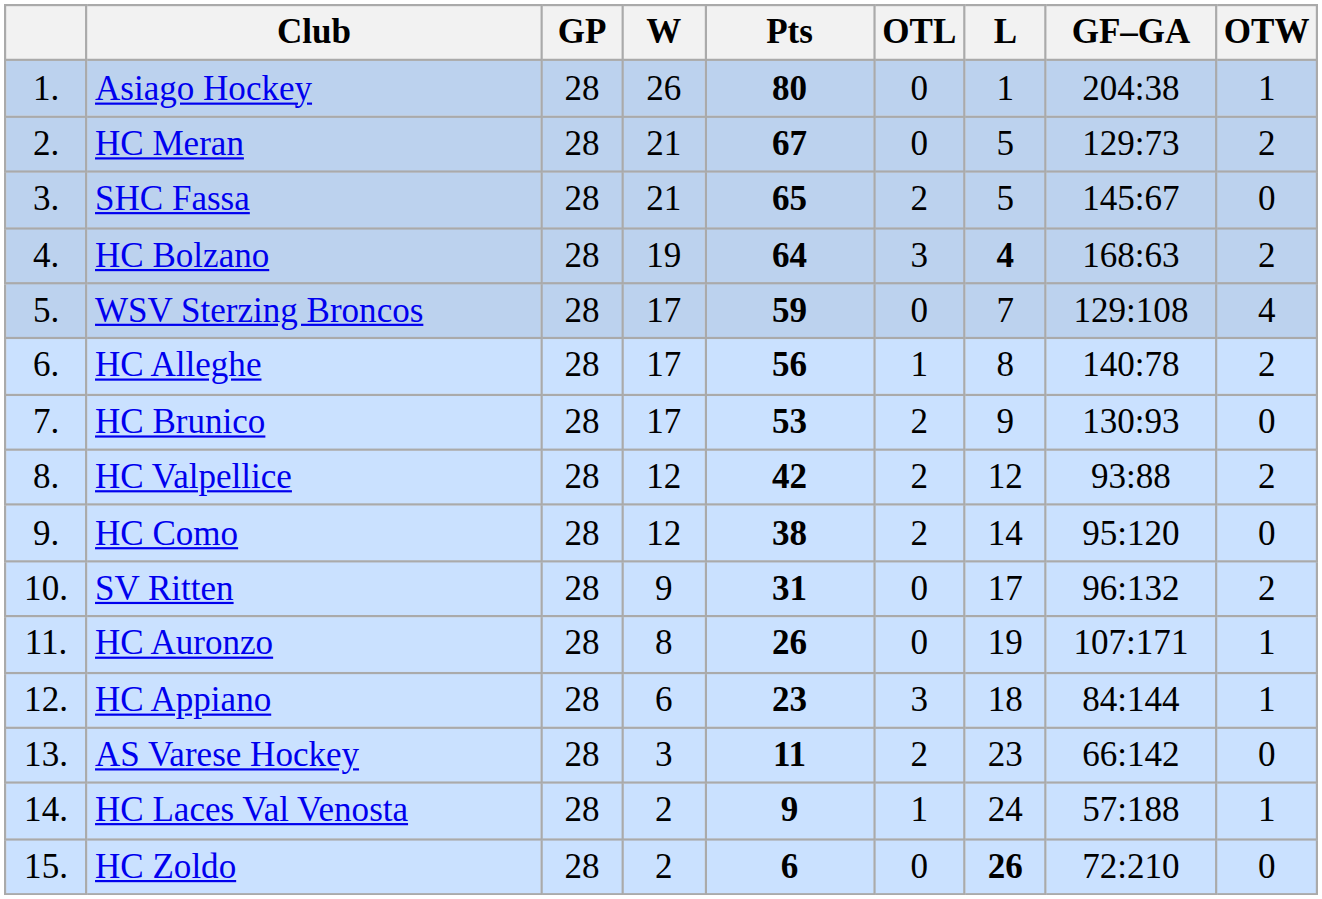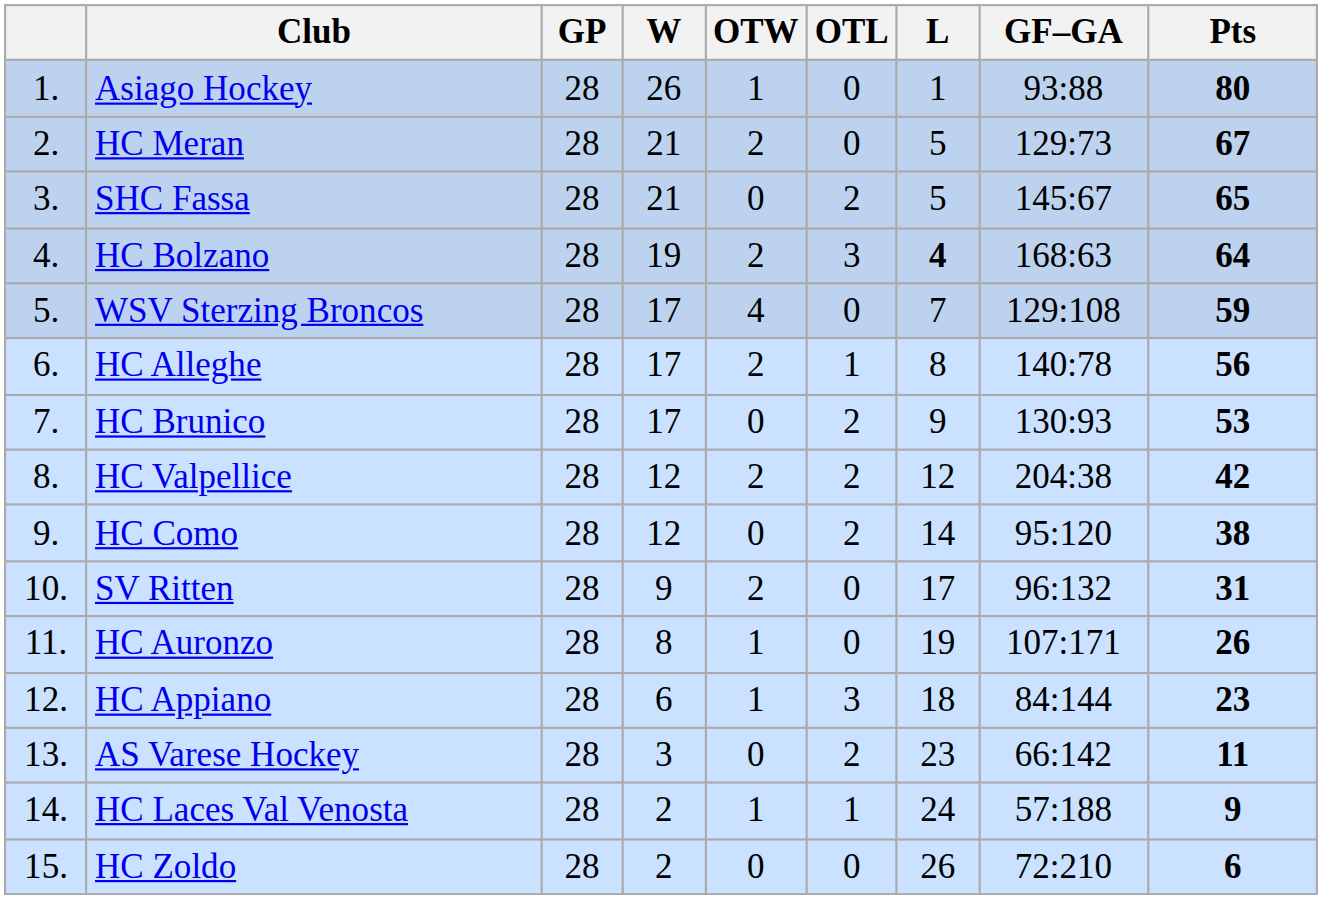columns swapped: (1267, 32) <-> (790, 32)
(1131, 87) 204:38 -> (1063, 87) 93:88
(1131, 476) 93:88 -> (1063, 476) 204:38
(1005, 865) bold -> (938, 865) normal
